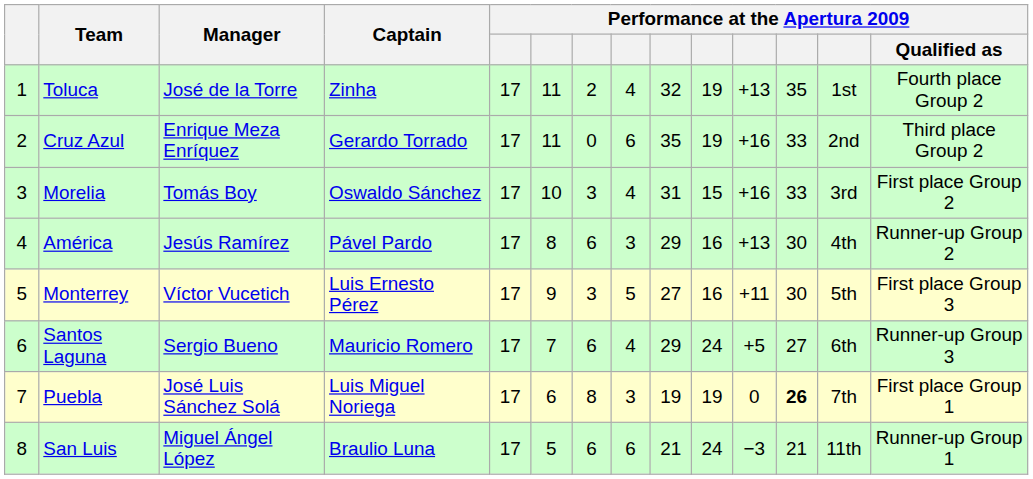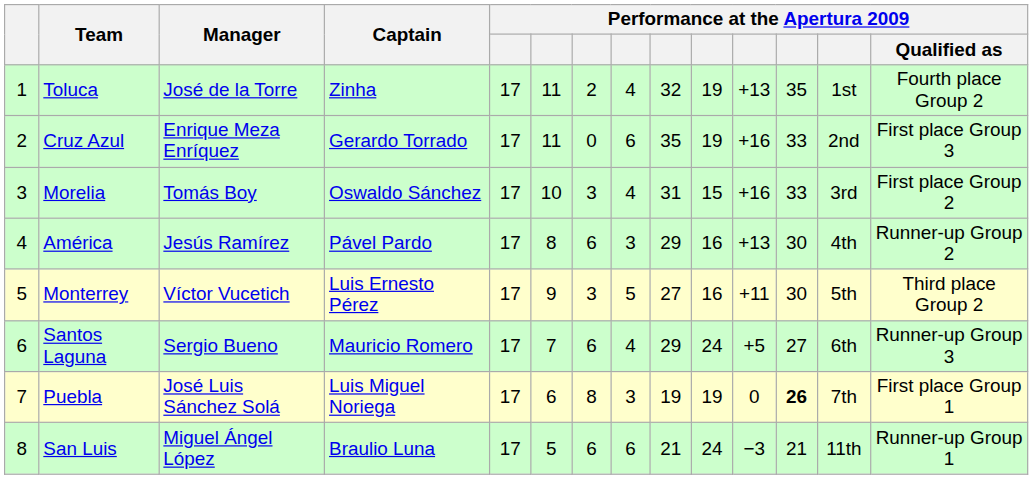(949, 141) Third place Group 2 -> (949, 141) First place Group 3
(949, 294) First place Group 3 -> (949, 294) Third place Group 2
